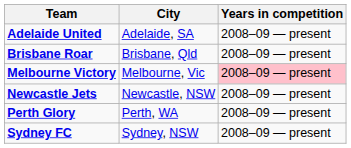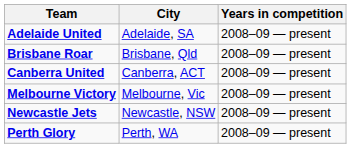+ row: (56, 73)
(276, 73) pink background -> (276, 93) no background
- row: (40, 133)
